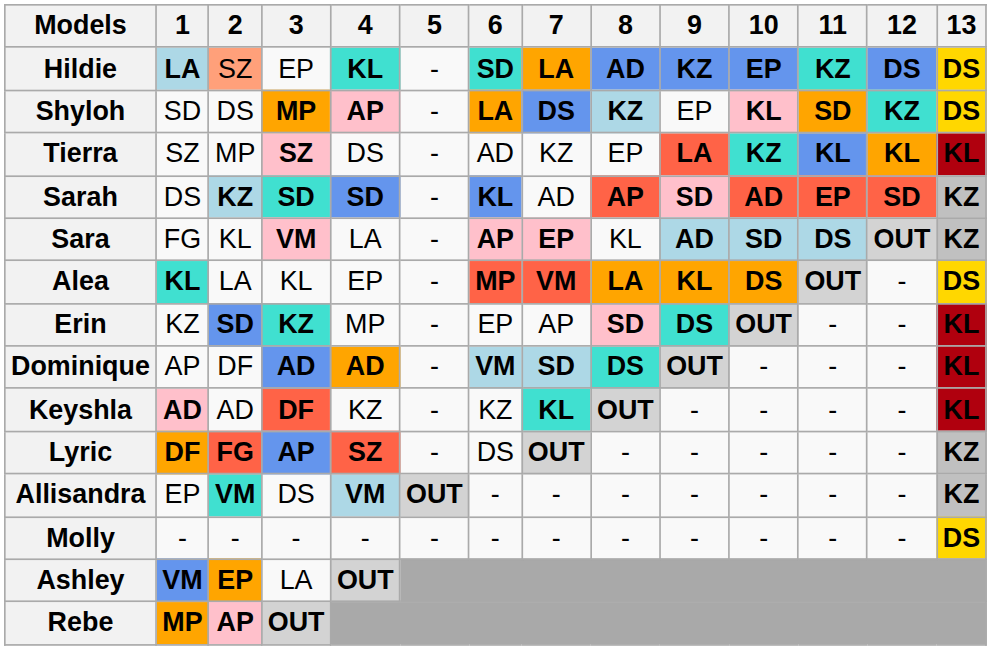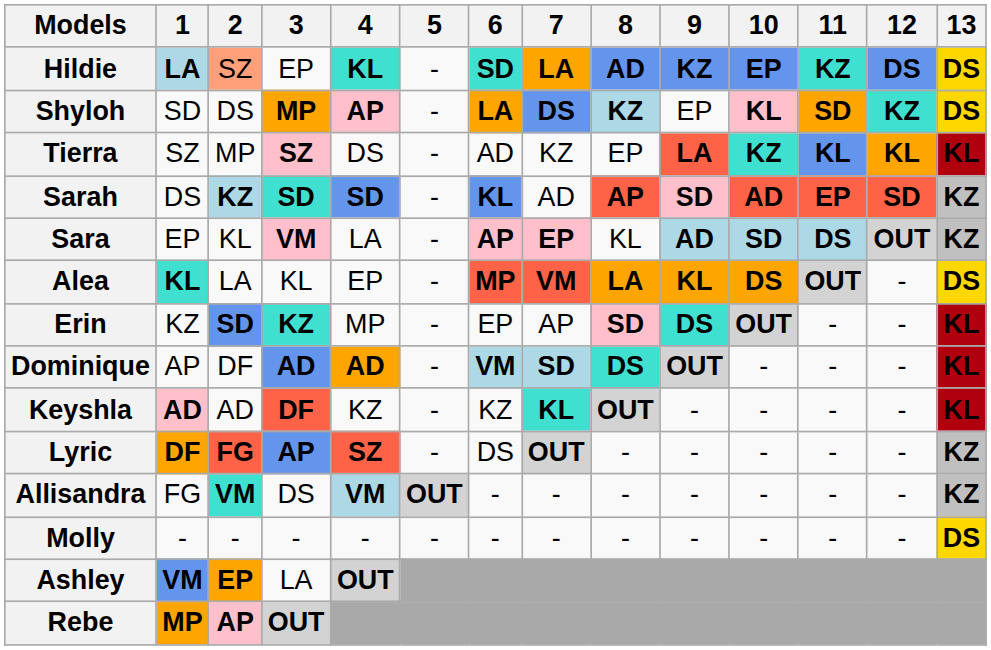(182, 238) FG -> (182, 238) EP
(182, 494) EP -> (182, 494) FG
